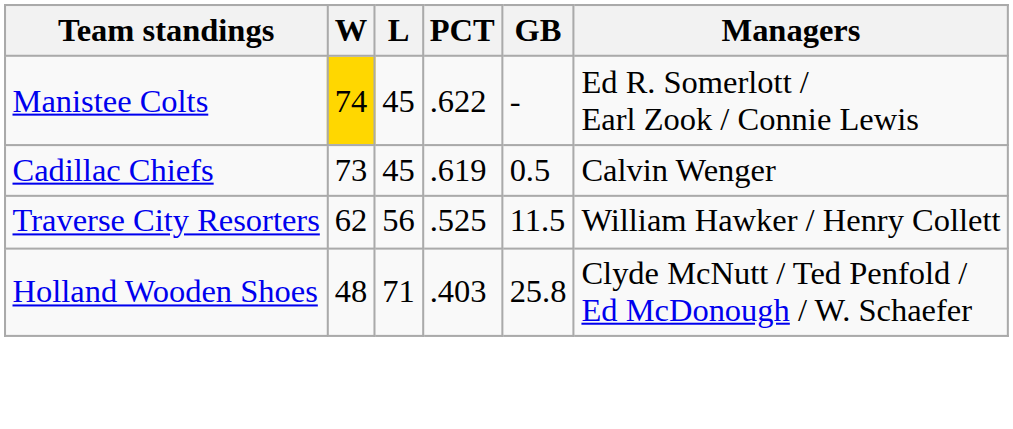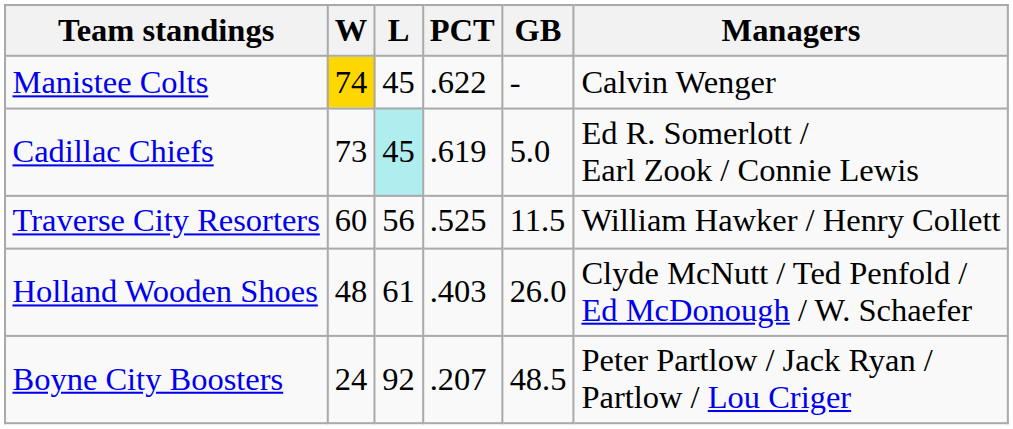(750, 100) Ed R. Somerlott / Earl Zook / Connie Lewis -> (679, 81) Calvin Wenger
(398, 169) no background -> (398, 151) paleturquoise background
(530, 169) 0.5 -> (530, 151) 5.0
(679, 169) Calvin Wenger -> (750, 151) Ed R. Somerlott / Earl Zook / Connie Lewis
(351, 221) 62 -> (351, 221) 60
(398, 291) 71 -> (398, 291) 61
(538, 291) 25.8 -> (538, 291) 26.0
+ row: (148, 379)
